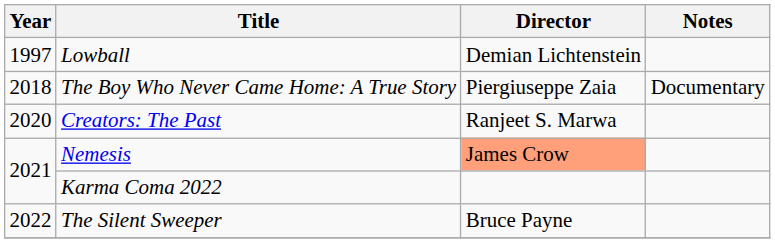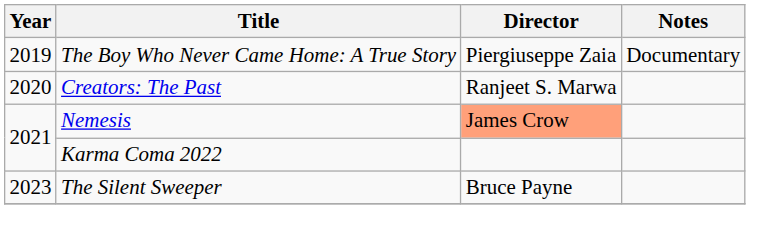- row: (95, 54)
(30, 87) 2018 -> (30, 54) 2019
(30, 220) 2022 -> (30, 187) 2023
